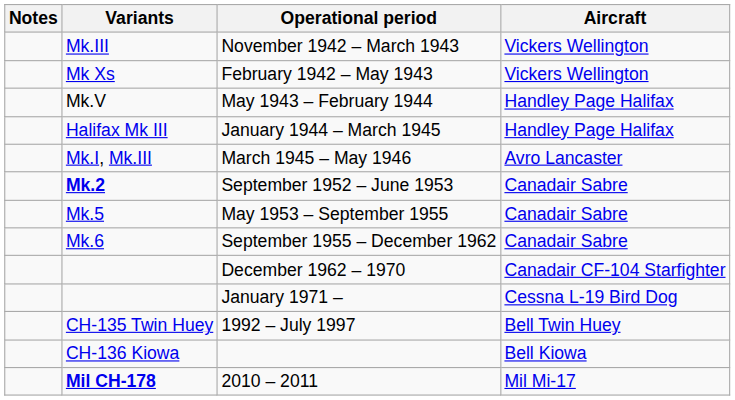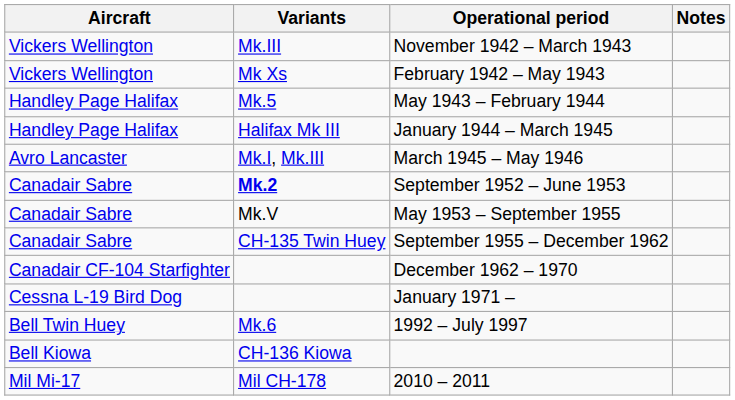columns swapped: (615, 18) <-> (33, 18)
(86, 102) Mk.V -> (257, 102) Mk.5
(85, 213) Mk.5 -> (258, 213) Mk.V
(85, 241) Mk.6 -> (312, 241) CH-135 Twin Huey
(140, 325) CH-135 Twin Huey -> (257, 325) Mk.6
(111, 381) bold -> (282, 381) normal
